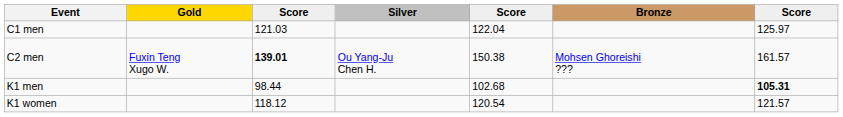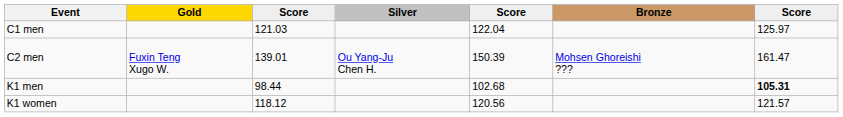(271, 58) bold -> (271, 58) normal
(488, 58) 150.38 -> (488, 58) 150.39
(773, 58) 161.57 -> (773, 58) 161.47
(488, 103) 120.54 -> (488, 103) 120.56
